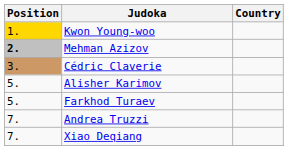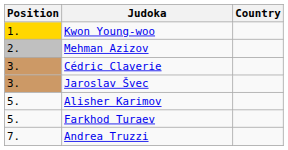(13, 48) bold -> (13, 48) normal
+ row: (106, 84)
- row: (103, 136)
